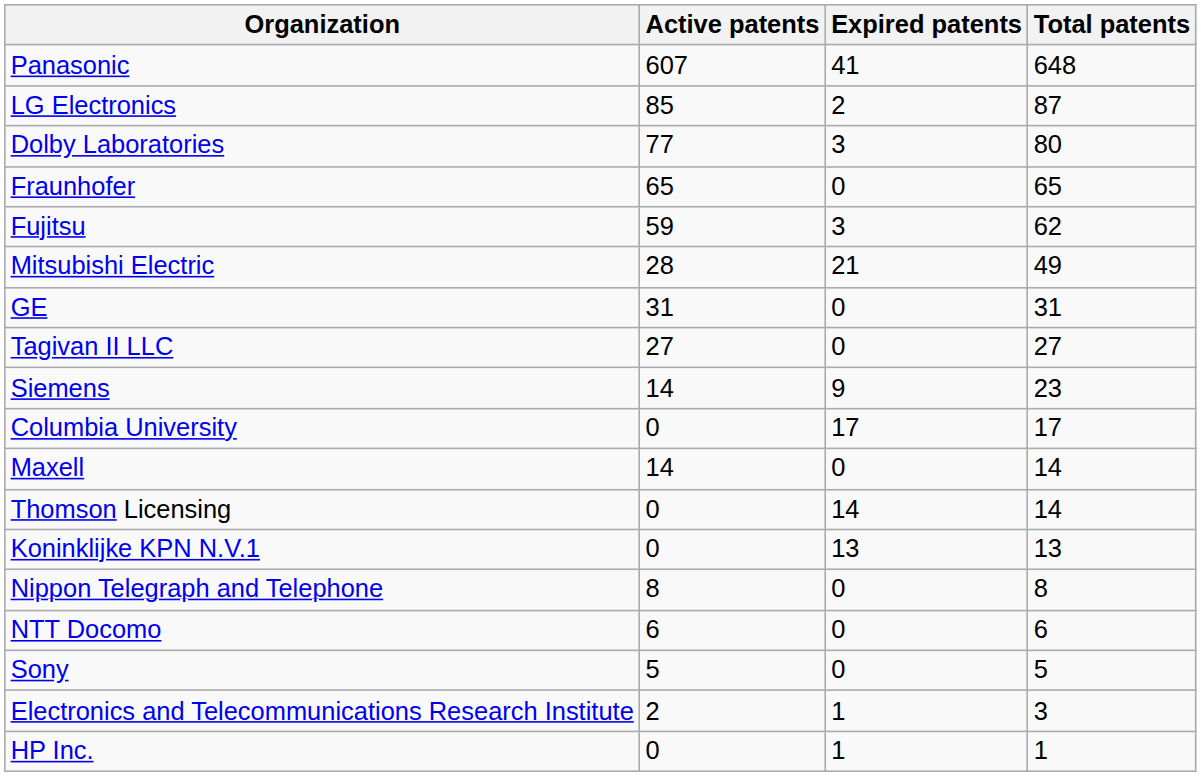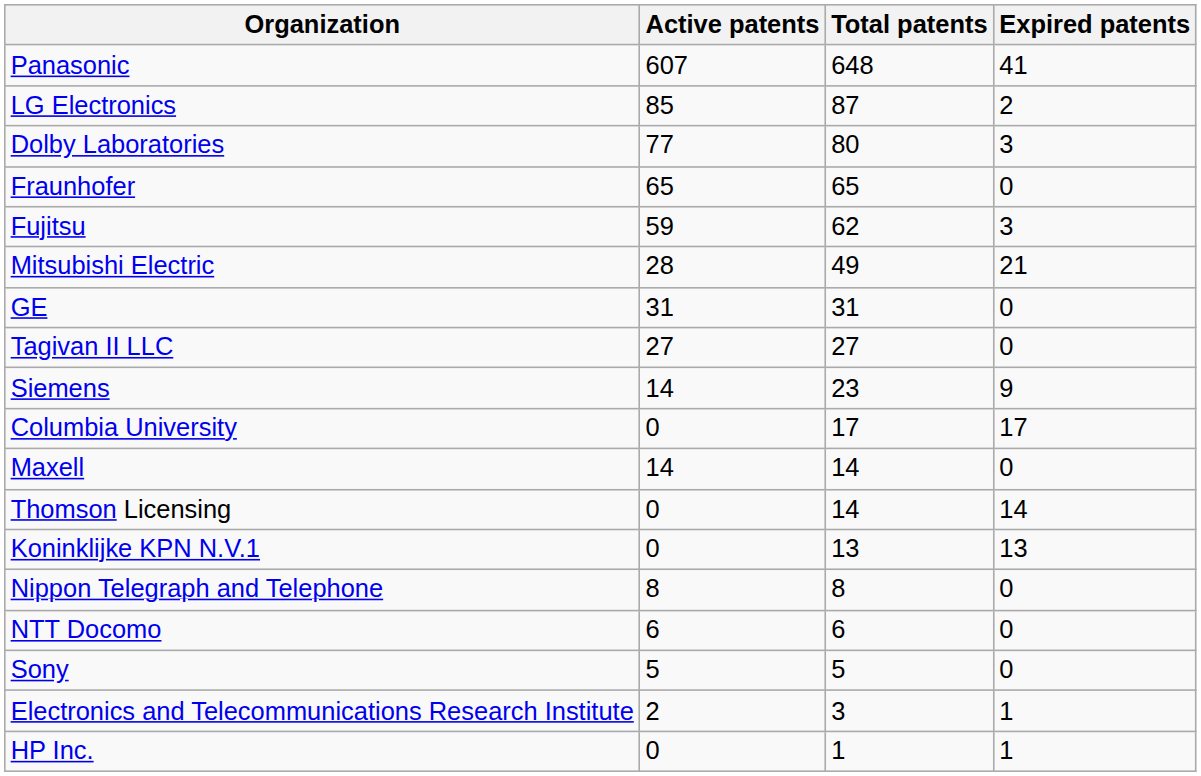columns swapped: (927, 24) <-> (1112, 24)
